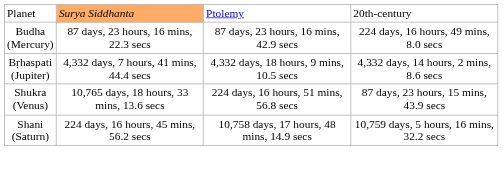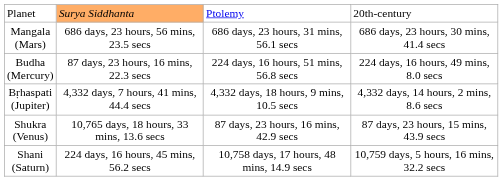+ row: (30, 37)
(277, 37) 87 days, 23 hours, 16 mins, 42.9 secs -> (277, 68) 224 days, 16 hours, 51 mins, 56.8 secs
(277, 99) 224 days, 16 hours, 51 mins, 56.8 secs -> (277, 130) 87 days, 23 hours, 16 mins, 42.9 secs
